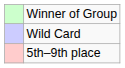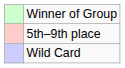rows swapped: (54, 33) <-> (64, 53)
